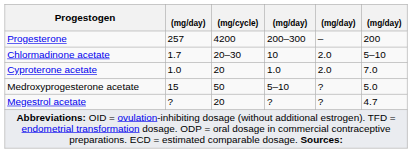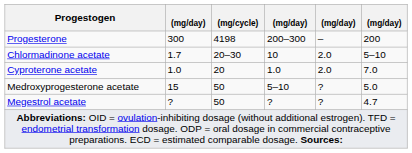(176, 39) 257 -> (176, 39) 300
(224, 39) 4200 -> (224, 39) 4198
(219, 102) 20 -> (219, 102) 50
